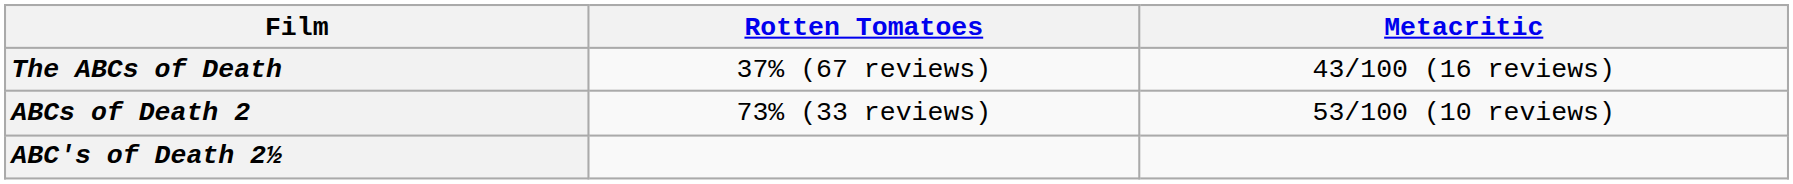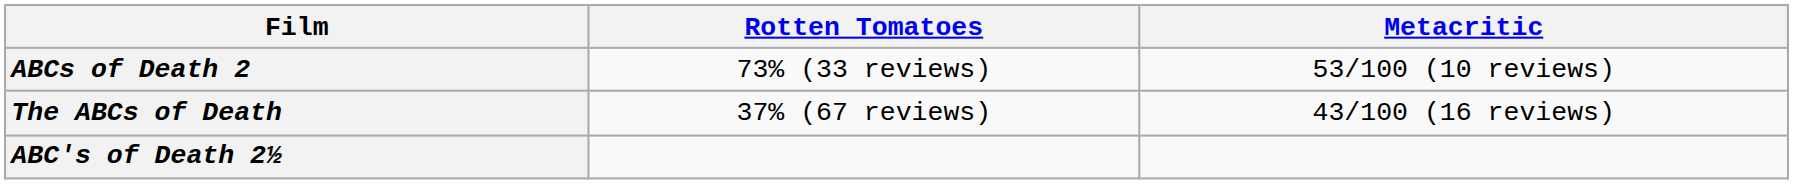rows swapped: (147, 70) <-> (131, 113)
